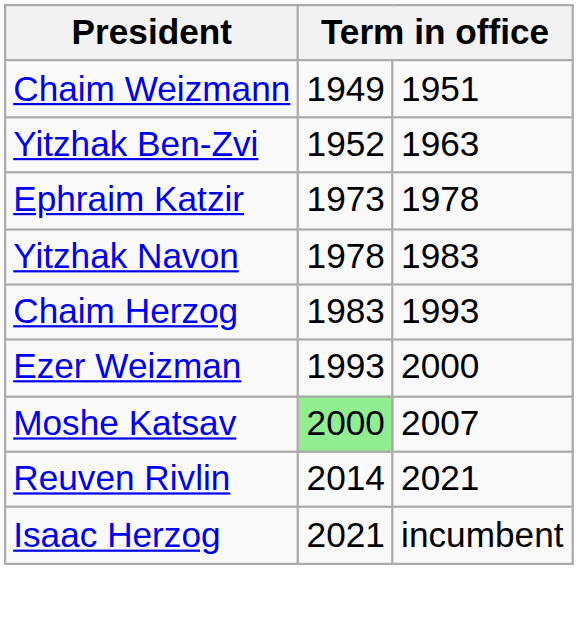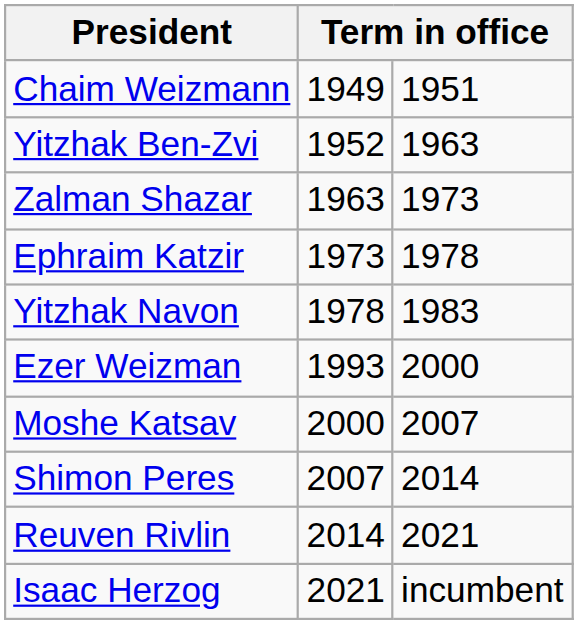+ row: (133, 199)
- row: (126, 311)
(346, 423) lightgreen background -> (346, 423) no background
+ row: (124, 479)
